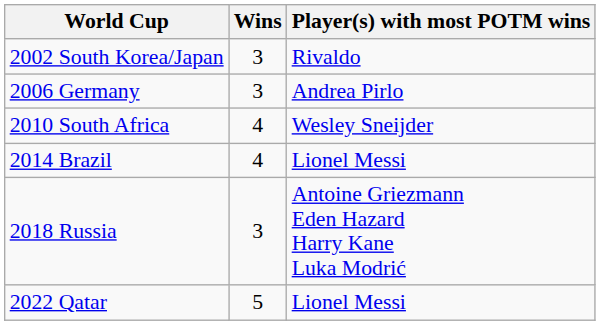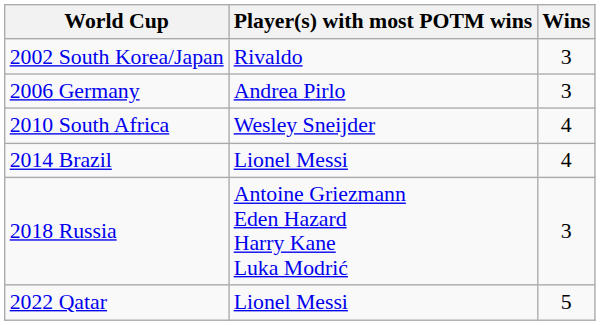columns swapped: (441, 21) <-> (258, 21)
